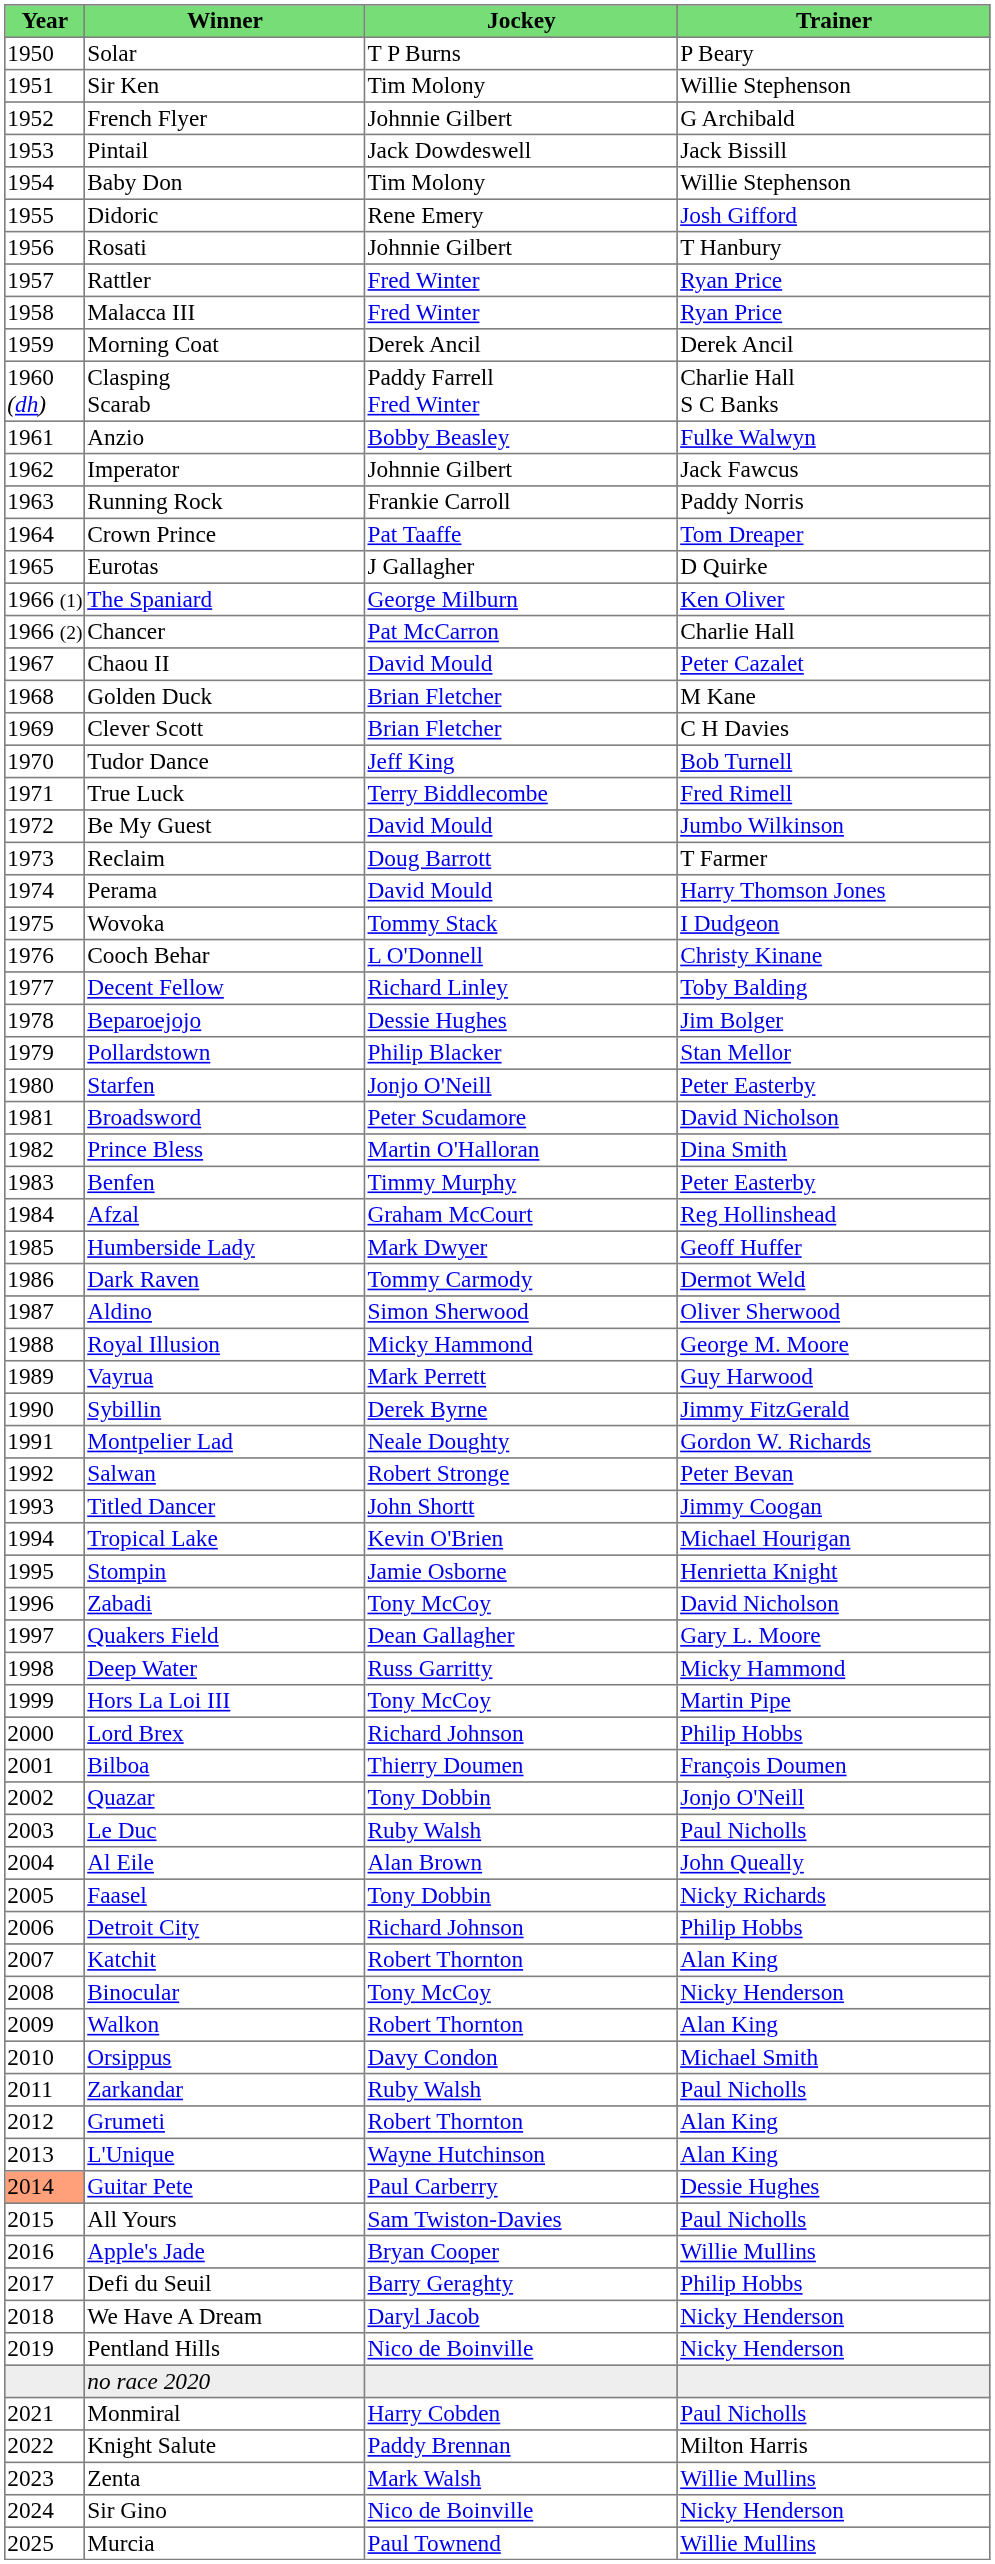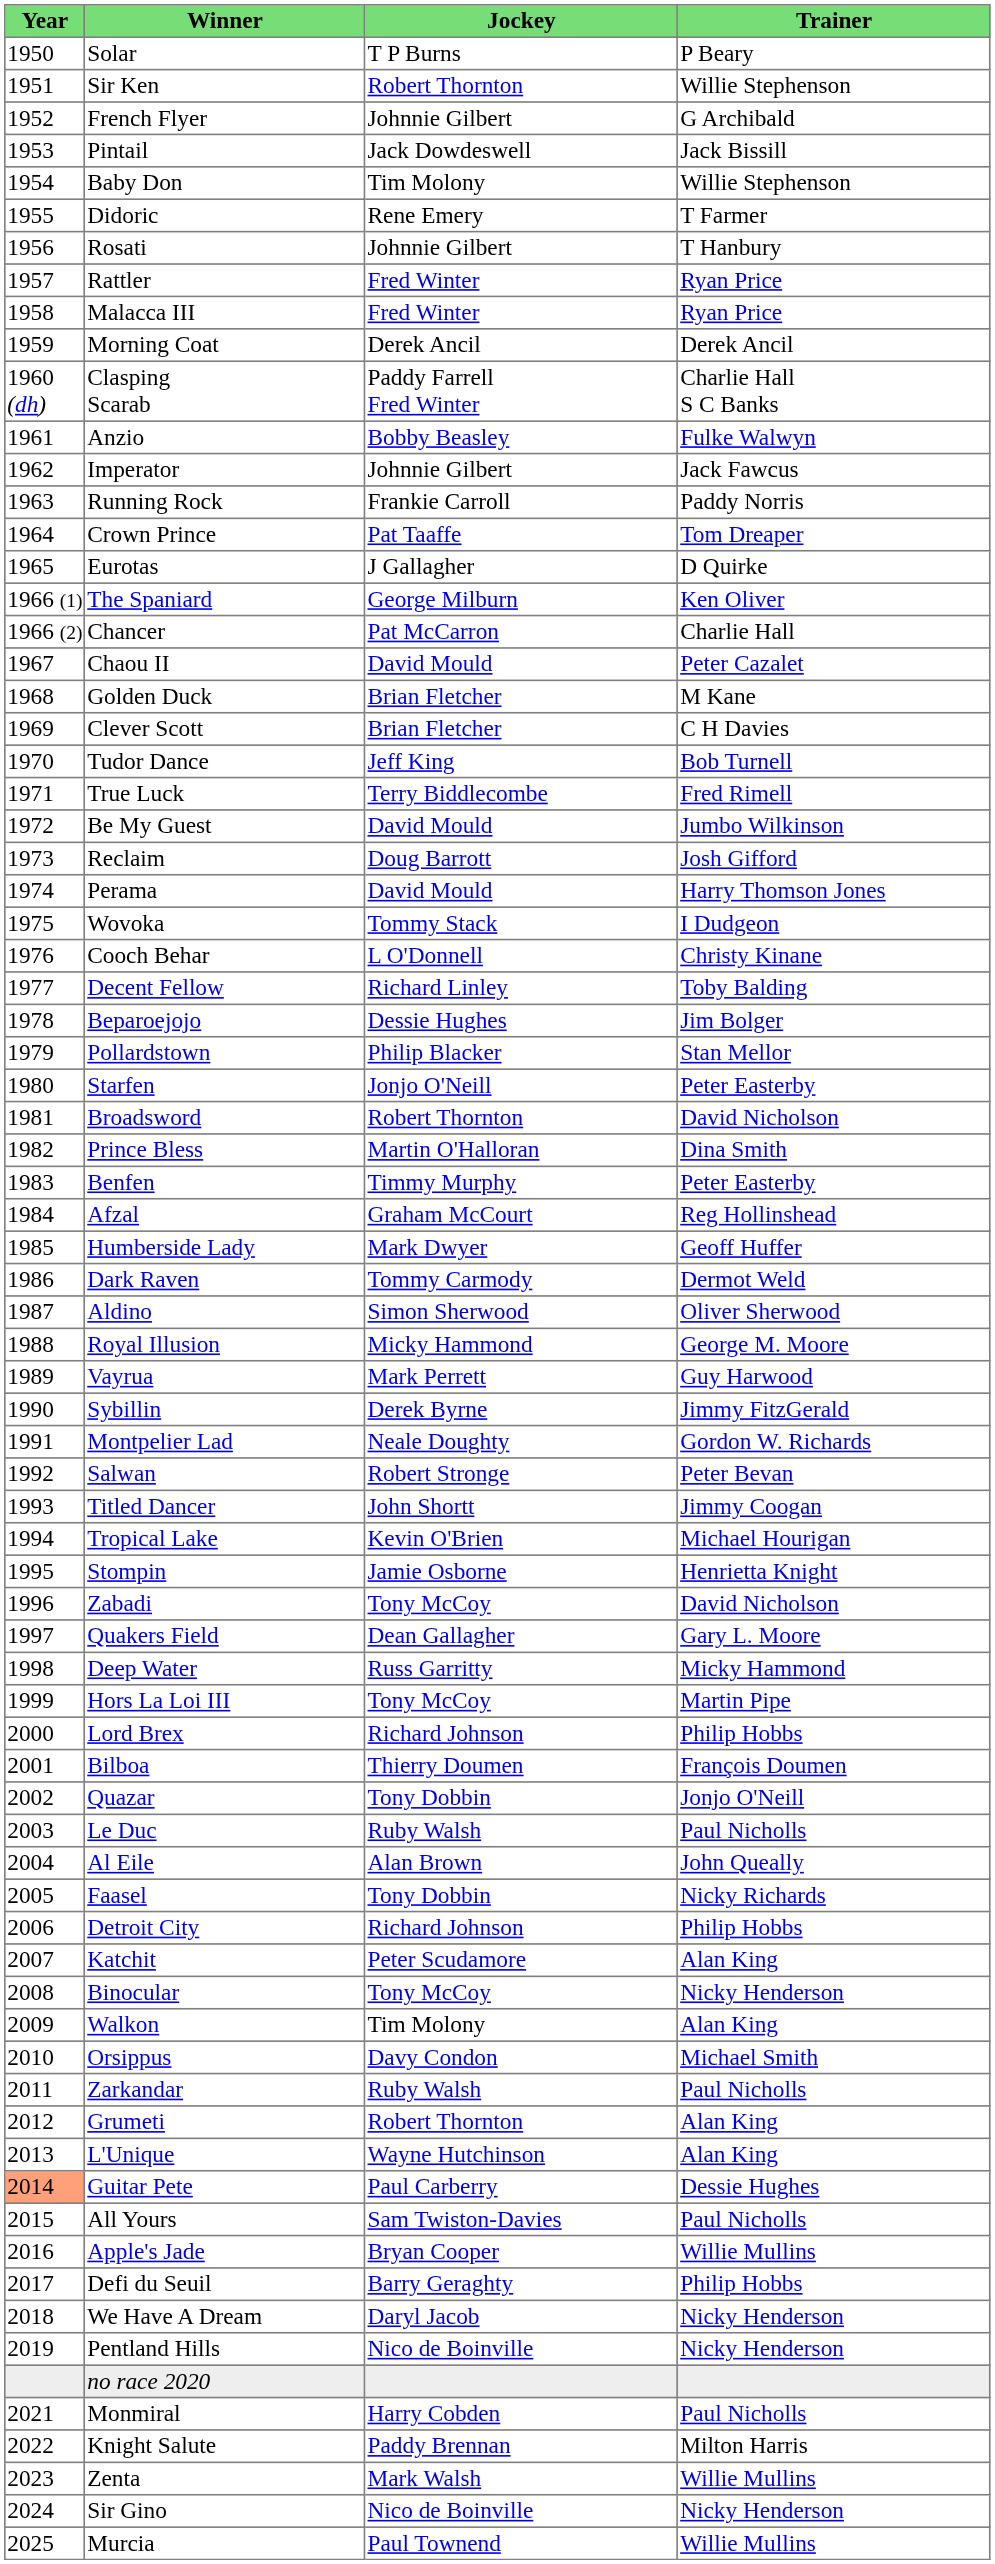(426, 85) Tim Molony -> (445, 85) Robert Thornton
(739, 215) Josh Gifford -> (724, 215) T Farmer
(724, 858) T Farmer -> (739, 858) Josh Gifford
(447, 1117) Peter Scudamore -> (445, 1117) Robert Thornton
(445, 1959) Robert Thornton -> (447, 1959) Peter Scudamore
(445, 2024) Robert Thornton -> (426, 2024) Tim Molony
